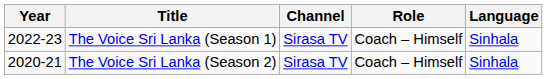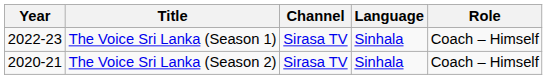columns swapped: (504, 16) <-> (408, 16)
